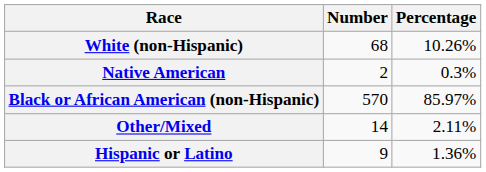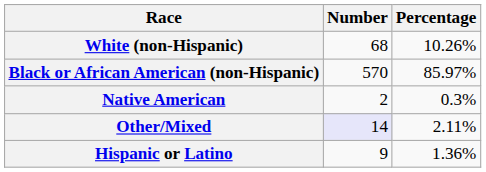rows swapped: (164, 99) <-> (164, 72)
(379, 126) no background -> (379, 126) lavender background
